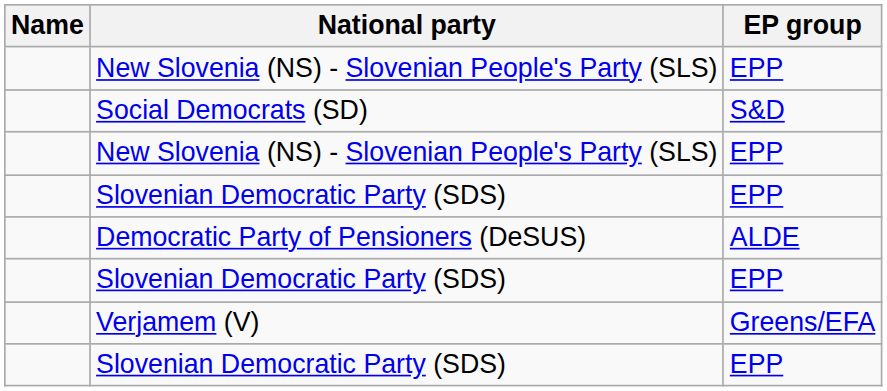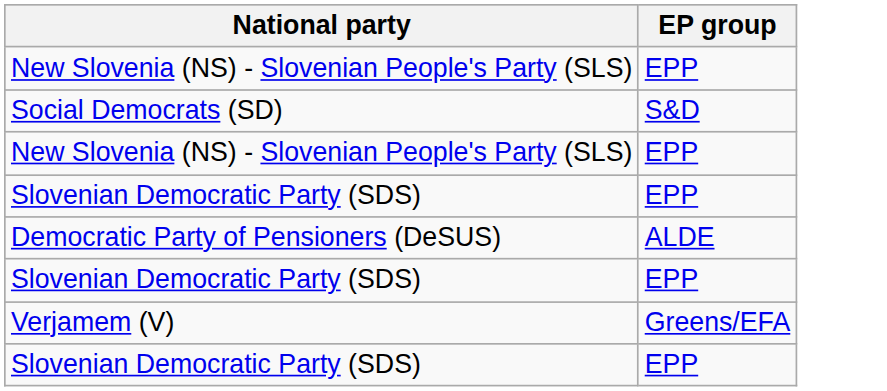- column: (47, 25)
